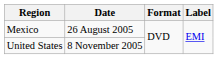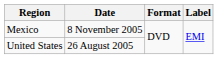(100, 29) 26 August 2005 -> (105, 29) 8 November 2005
(105, 45) 8 November 2005 -> (100, 45) 26 August 2005
